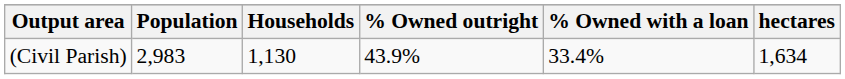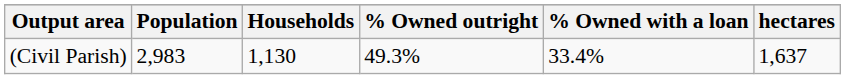(392, 55) 43.9% -> (392, 55) 49.3%
(783, 55) 1,634 -> (783, 55) 1,637
